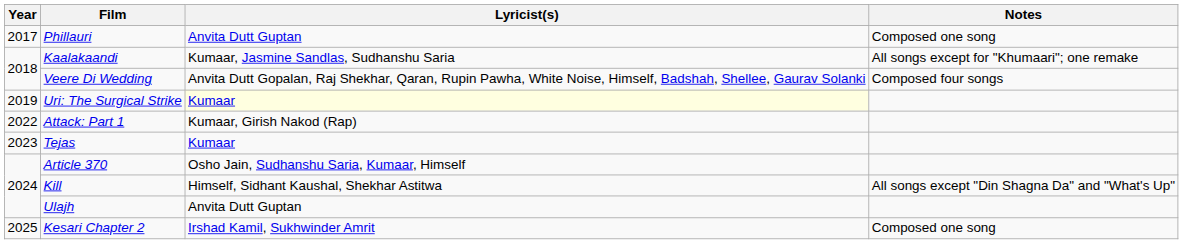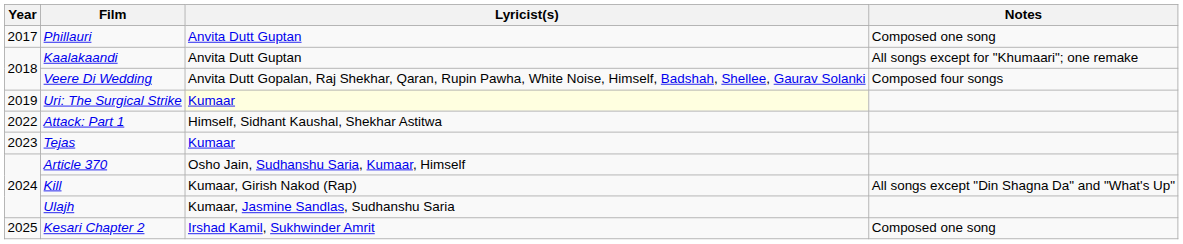(321, 57) Kumaar, Jasmine Sandlas, Sudhanshu Saria -> (245, 57) Anvita Dutt Guptan
(272, 121) Kumaar, Girish Nakod (Rap) -> (315, 121) Himself, Sidhant Kaushal, Shekhar Astitwa
(315, 185) Himself, Sidhant Kaushal, Shekhar Astitwa -> (272, 185) Kumaar, Girish Nakod (Rap)
(245, 206) Anvita Dutt Guptan -> (321, 206) Kumaar, Jasmine Sandlas, Sudhanshu Saria
